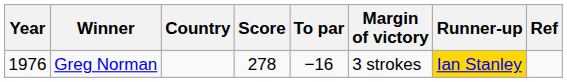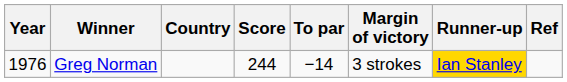(262, 64) 278 -> (262, 64) 244
(319, 64) −16 -> (319, 64) −14
